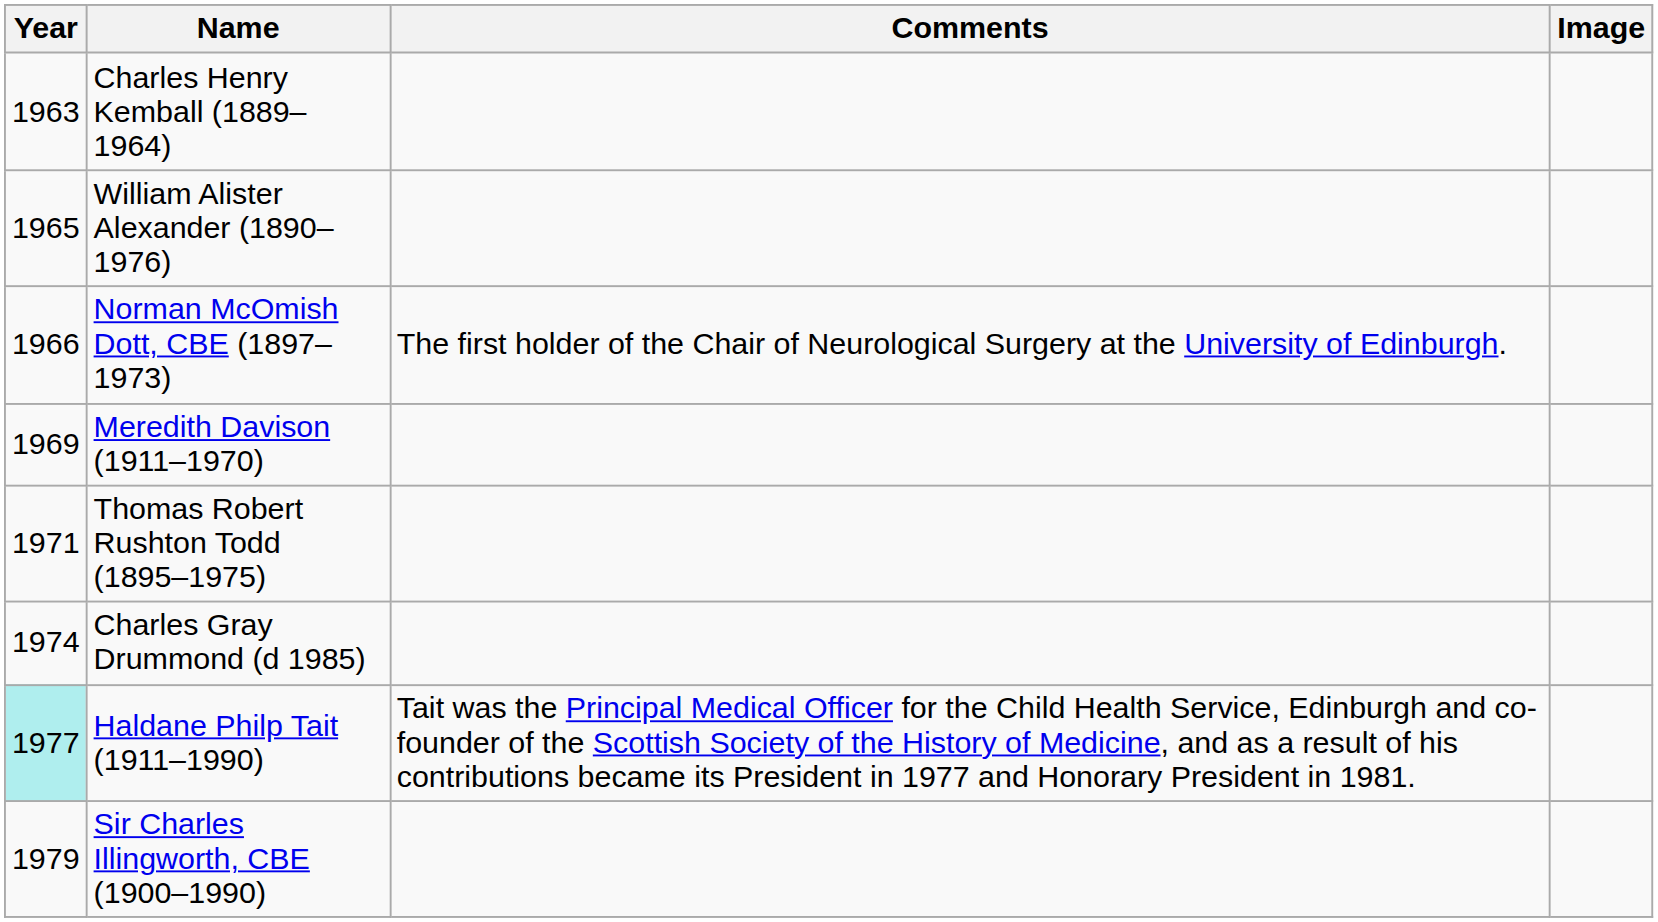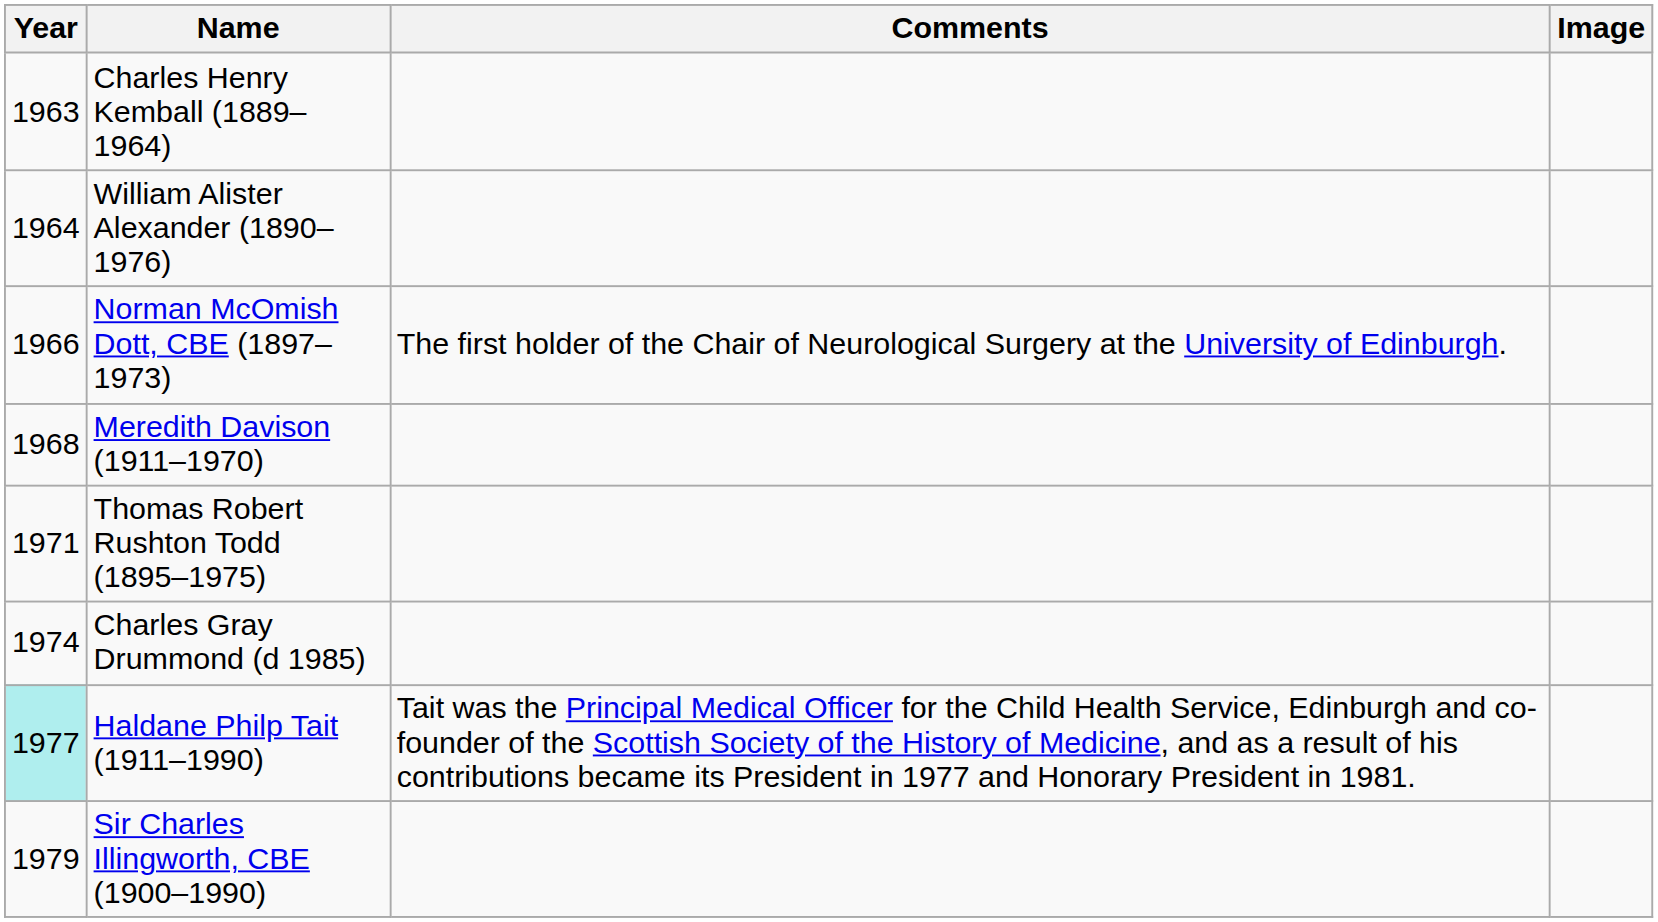(46, 227) 1965 -> (46, 227) 1964
(46, 443) 1969 -> (46, 443) 1968
